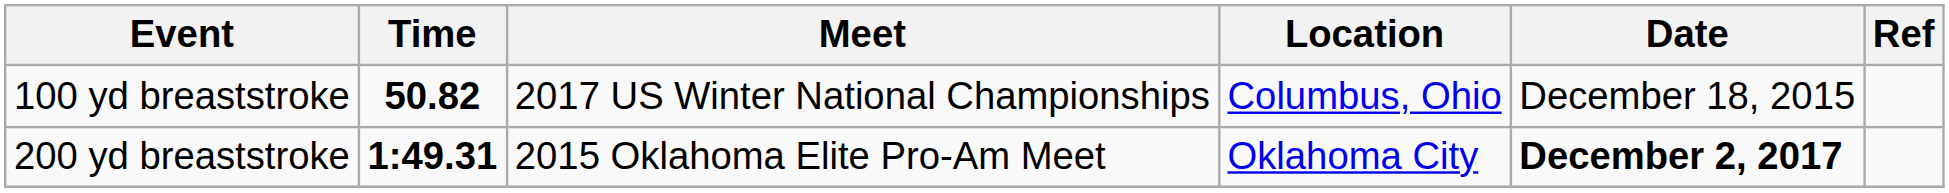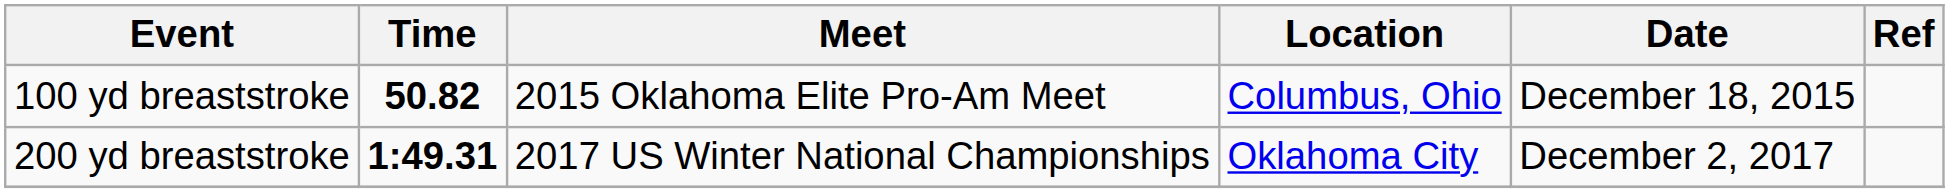(862, 95) 2017 US Winter National Championships -> (810, 95) 2015 Oklahoma Elite Pro-Am Meet
(810, 156) 2015 Oklahoma Elite Pro-Am Meet -> (862, 156) 2017 US Winter National Championships
(1681, 156) bold -> (1677, 156) normal
